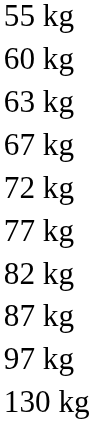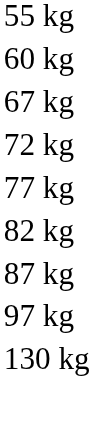- row: (39, 101)
